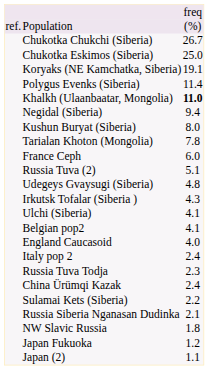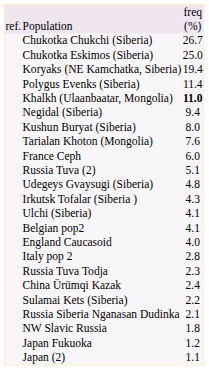(193, 69) 19.1 -> (193, 69) 19.4
(193, 141) 7.8 -> (193, 141) 7.6
(193, 256) 2.4 -> (193, 256) 2.8
